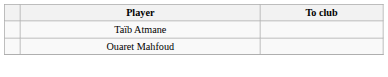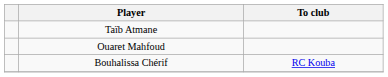+ row: (131, 62)
